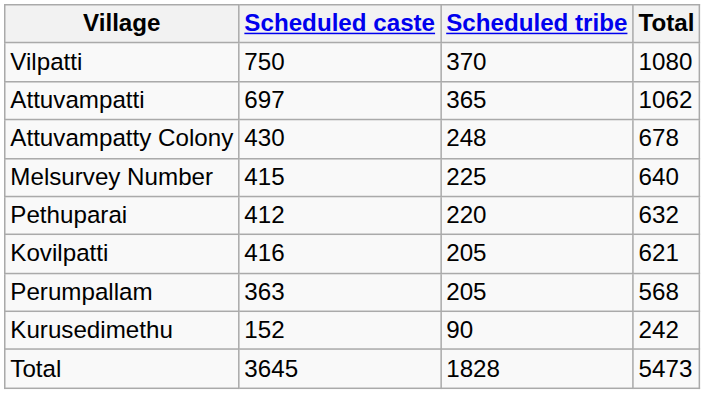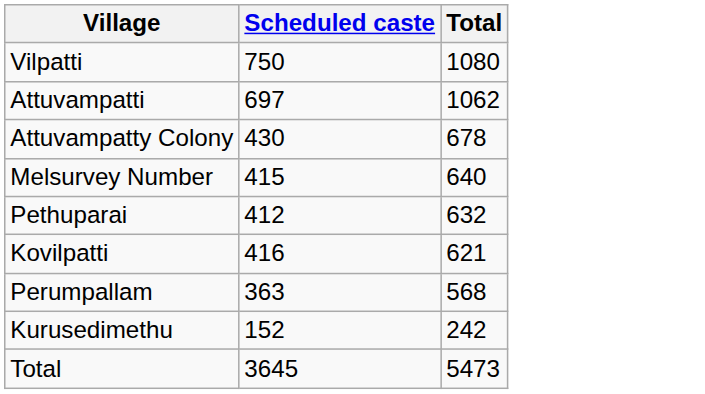- column: (537, 23)
